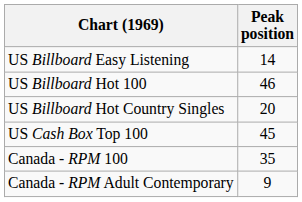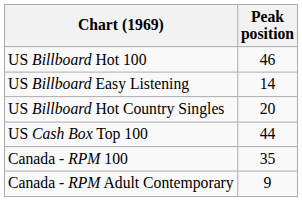rows swapped: (77, 84) <-> (99, 59)
(267, 134) 45 -> (267, 134) 44
